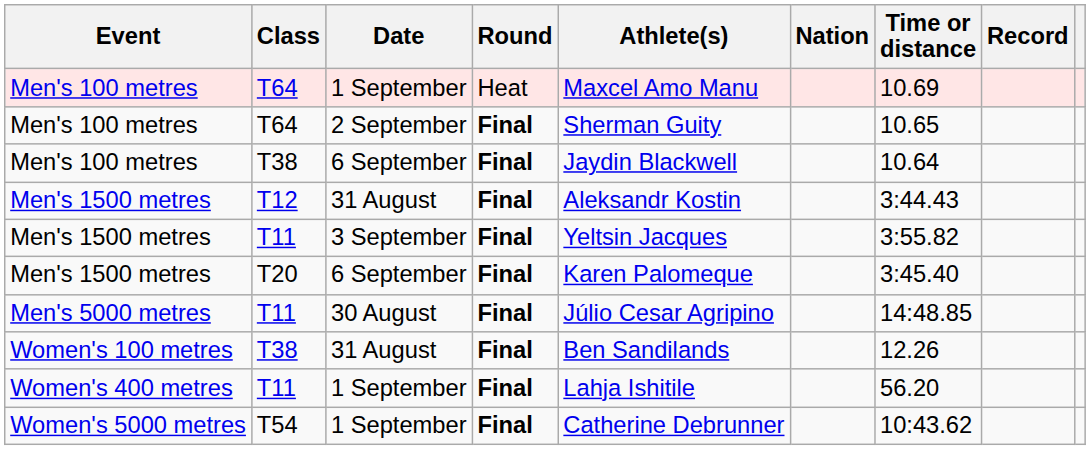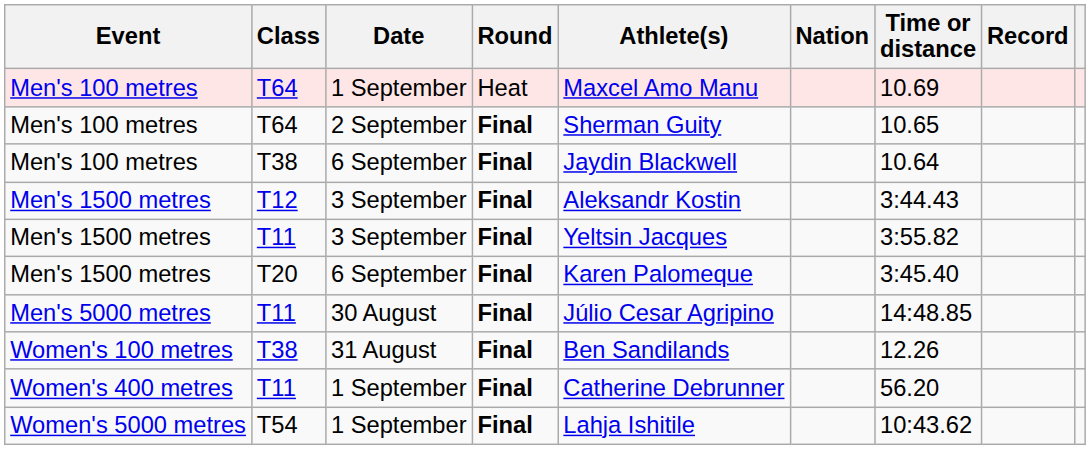(384, 200) 31 August -> (399, 200) 3 September
(629, 387) Lahja Ishitile -> (674, 387) Catherine Debrunner
(674, 425) Catherine Debrunner -> (629, 425) Lahja Ishitile
